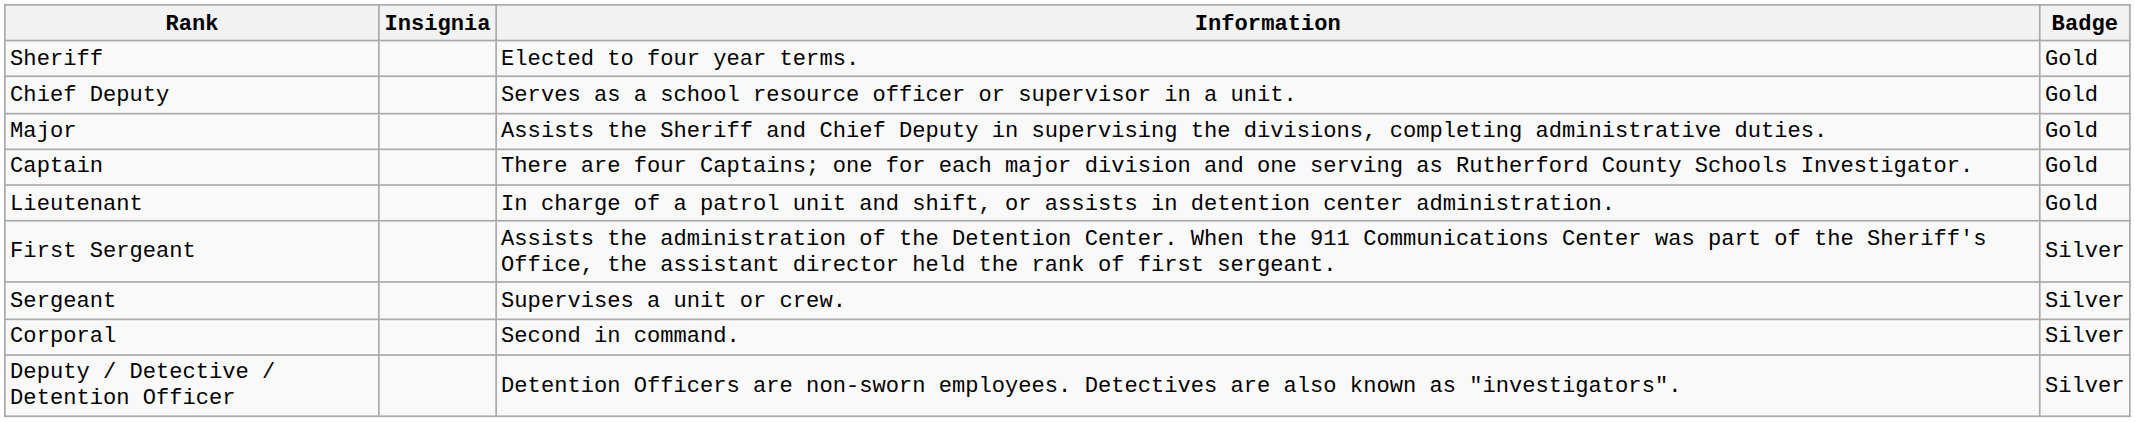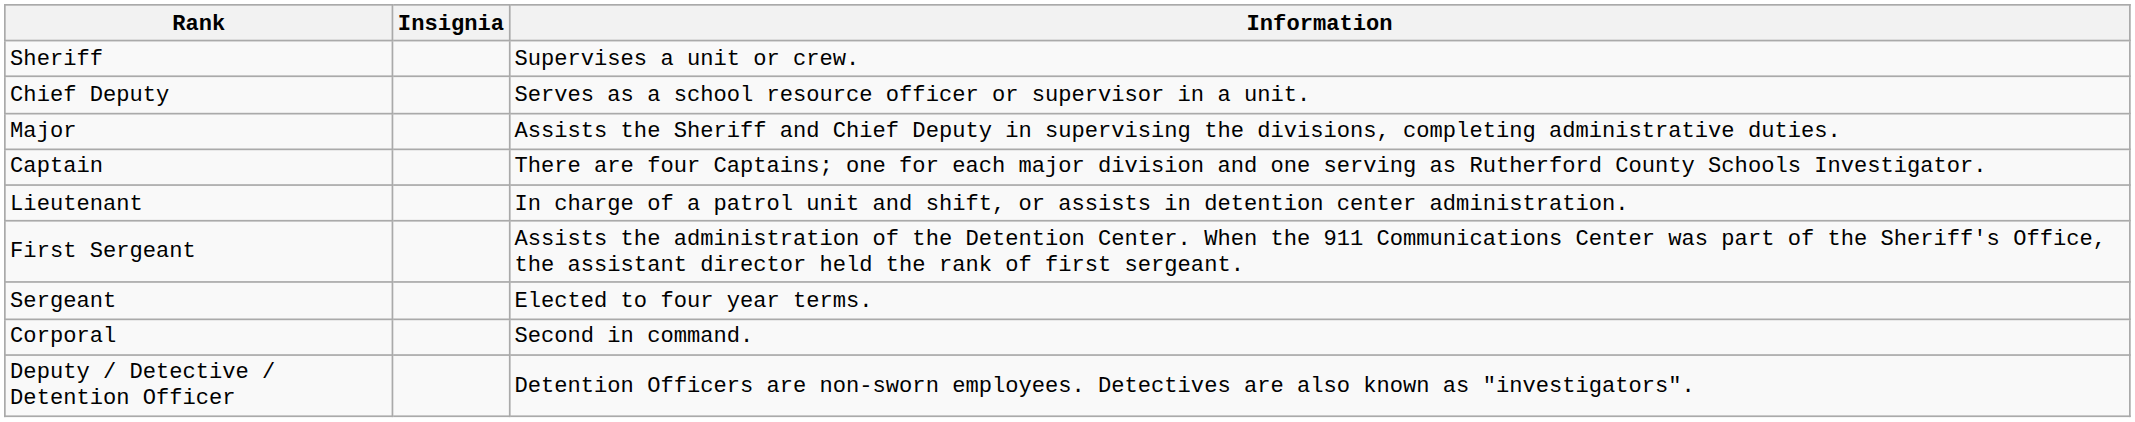- column: (2085, 23)
(680, 59) Elected to four year terms. -> (687, 59) Supervises a unit or crew.
(674, 300) Supervises a unit or crew. -> (694, 300) Elected to four year terms.
